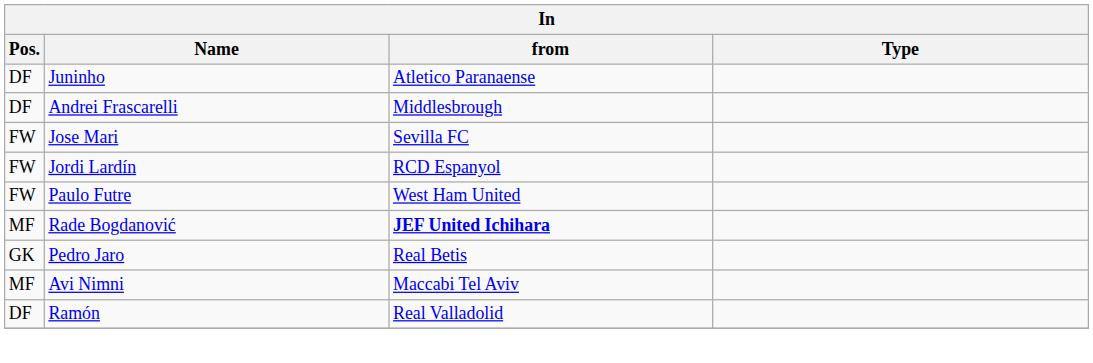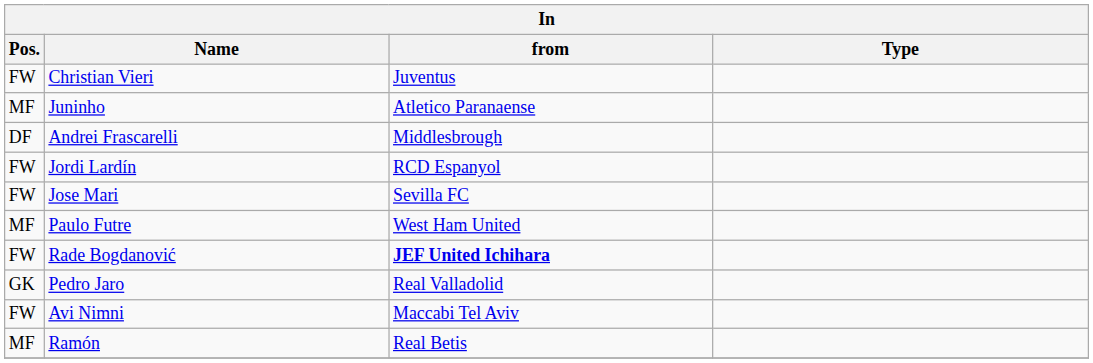+ row: (101, 78)
(20, 78) DF -> (22, 107) MF
rows swapped: (92, 166) <-> (83, 137)
(22, 196) FW -> (22, 225) MF
(22, 225) MF -> (22, 255) FW
(430, 255) Real Betis -> (448, 284) Real Valladolid
(22, 284) MF -> (22, 314) FW
(20, 314) DF -> (22, 343) MF
(448, 314) Real Valladolid -> (430, 343) Real Betis
